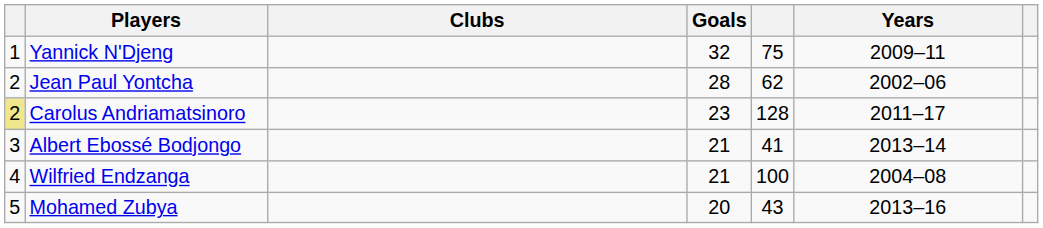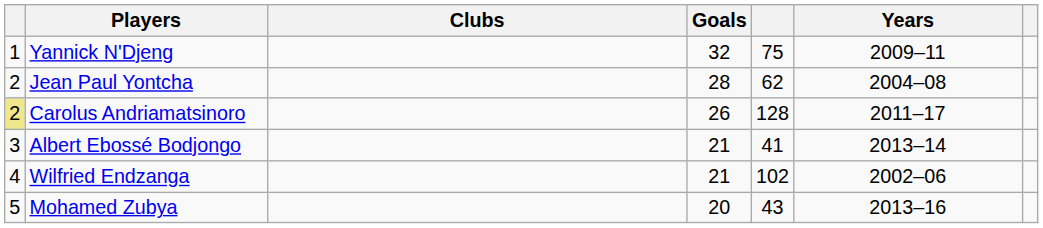(908, 83) 2002–06 -> (908, 83) 2004–08
(719, 114) 23 -> (719, 114) 26
(772, 176) 100 -> (772, 176) 102
(908, 176) 2004–08 -> (908, 176) 2002–06
